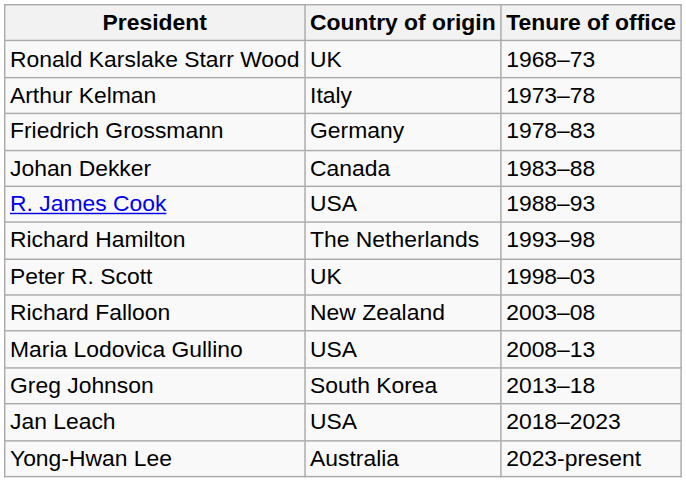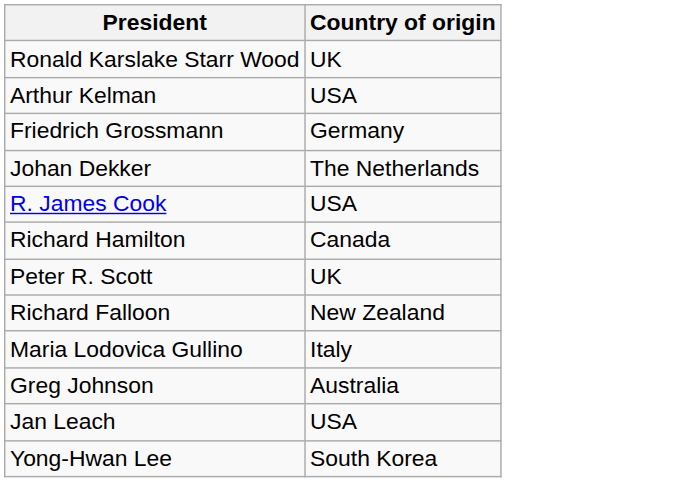- column: (591, 22)
(331, 95) Italy -> (334, 95) USA
(350, 167) Canada -> (395, 167) The Netherlands
(395, 240) The Netherlands -> (350, 240) Canada
(334, 349) USA -> (331, 349) Italy
(374, 385) South Korea -> (355, 385) Australia
(355, 458) Australia -> (374, 458) South Korea
